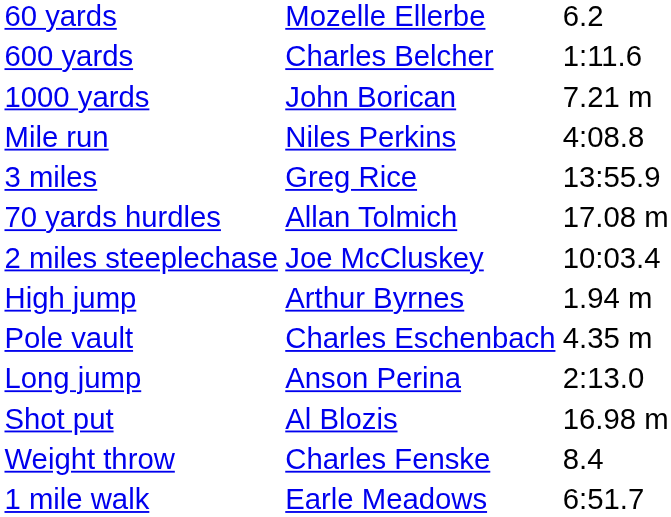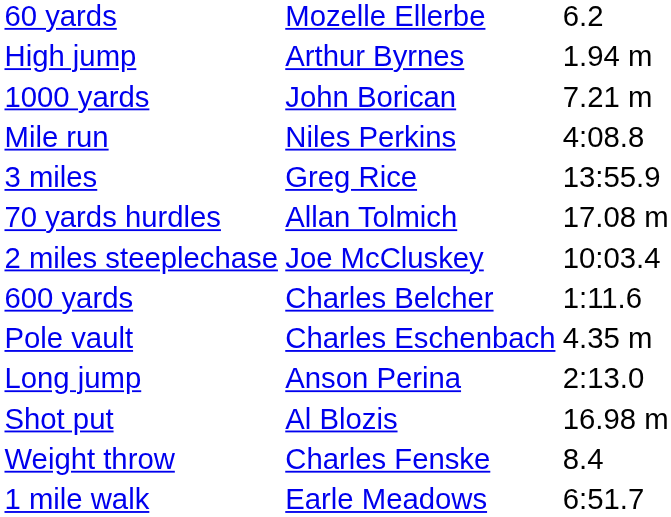rows swapped: (69, 56) <-> (70, 298)
